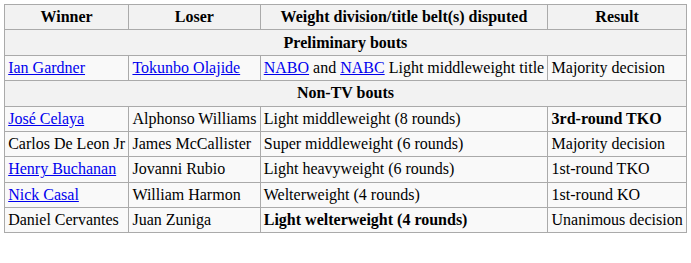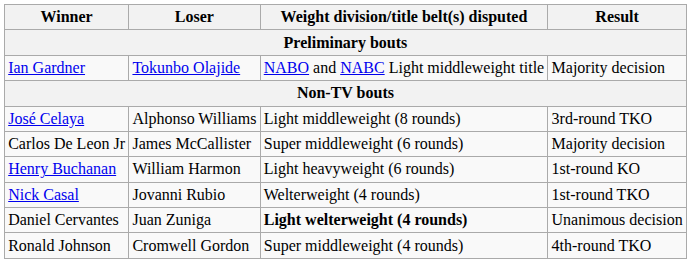(607, 118) bold -> (602, 118) normal
(179, 169) Jovanni Rubio -> (187, 169) William Harmon
(601, 169) 1st-round TKO -> (596, 169) 1st-round KO
(187, 194) William Harmon -> (179, 194) Jovanni Rubio
(596, 194) 1st-round KO -> (601, 194) 1st-round TKO
+ row: (60, 245)
